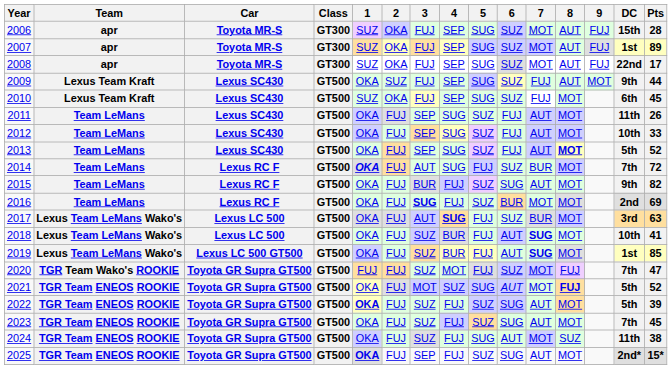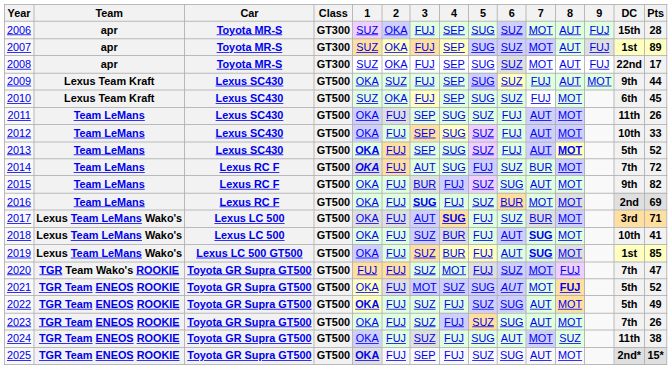(367, 150) normal -> (367, 150) bold
(656, 218) 63 -> (656, 218) 71
(656, 304) 39 -> (656, 304) 49
(656, 321) 45 -> (656, 321) 26
